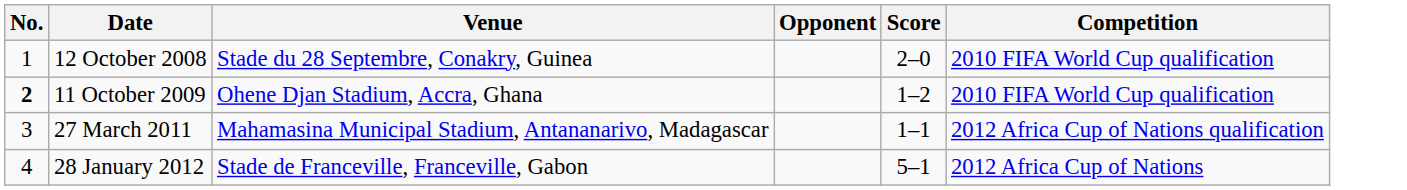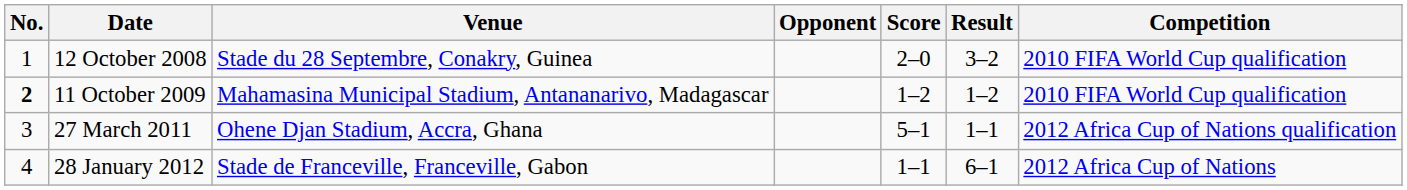+ column: (982, 22)
(380, 94) Ohene Djan Stadium, Accra, Ghana -> (493, 94) Mahamasina Municipal Stadium, Antananarivo, Madagascar
(493, 130) Mahamasina Municipal Stadium, Antananarivo, Madagascar -> (380, 130) Ohene Djan Stadium, Accra, Ghana
(914, 130) 1–1 -> (914, 130) 5–1
(914, 166) 5–1 -> (914, 166) 1–1
